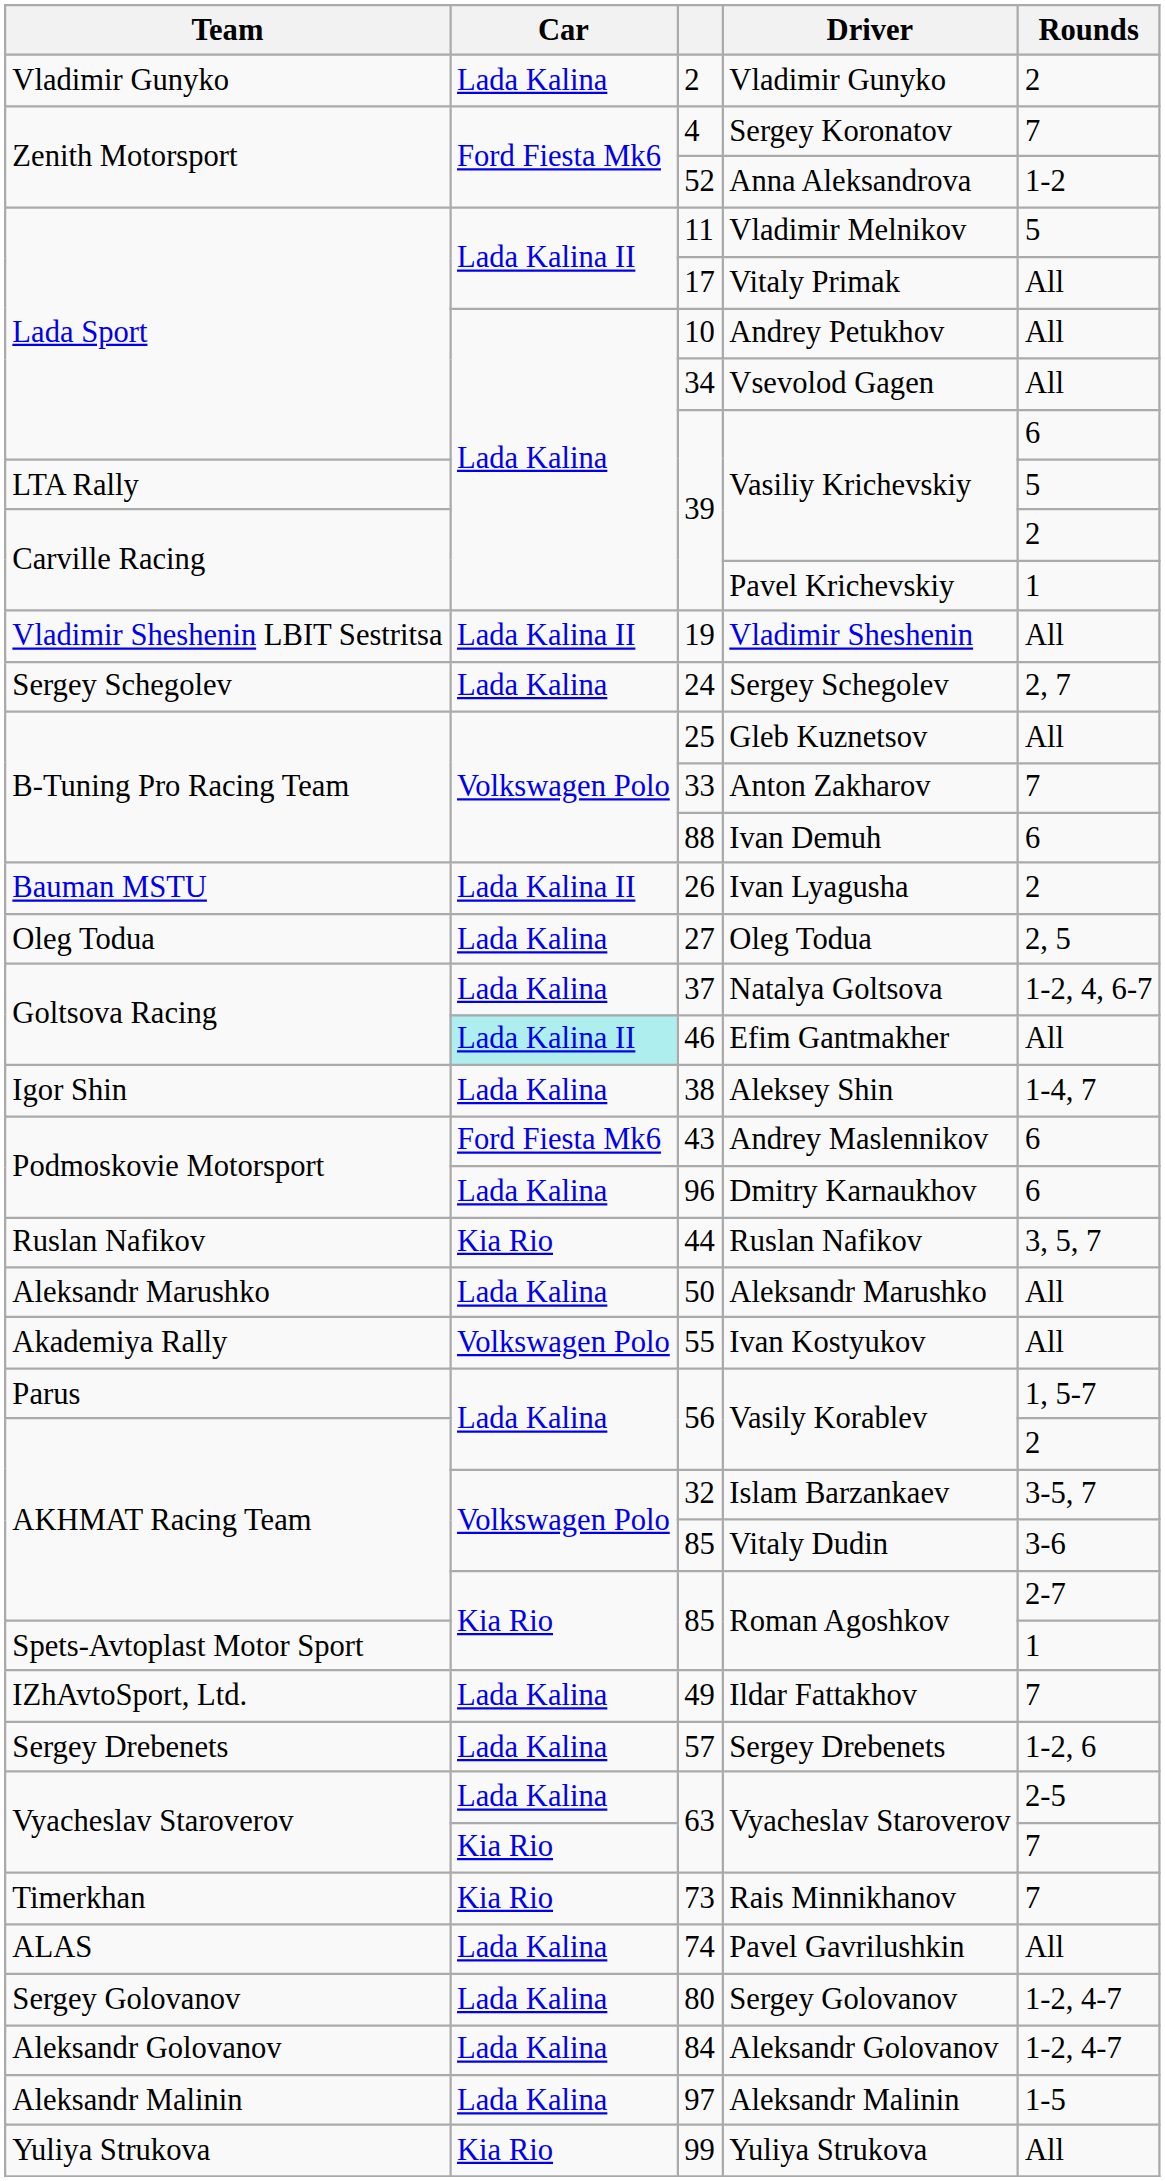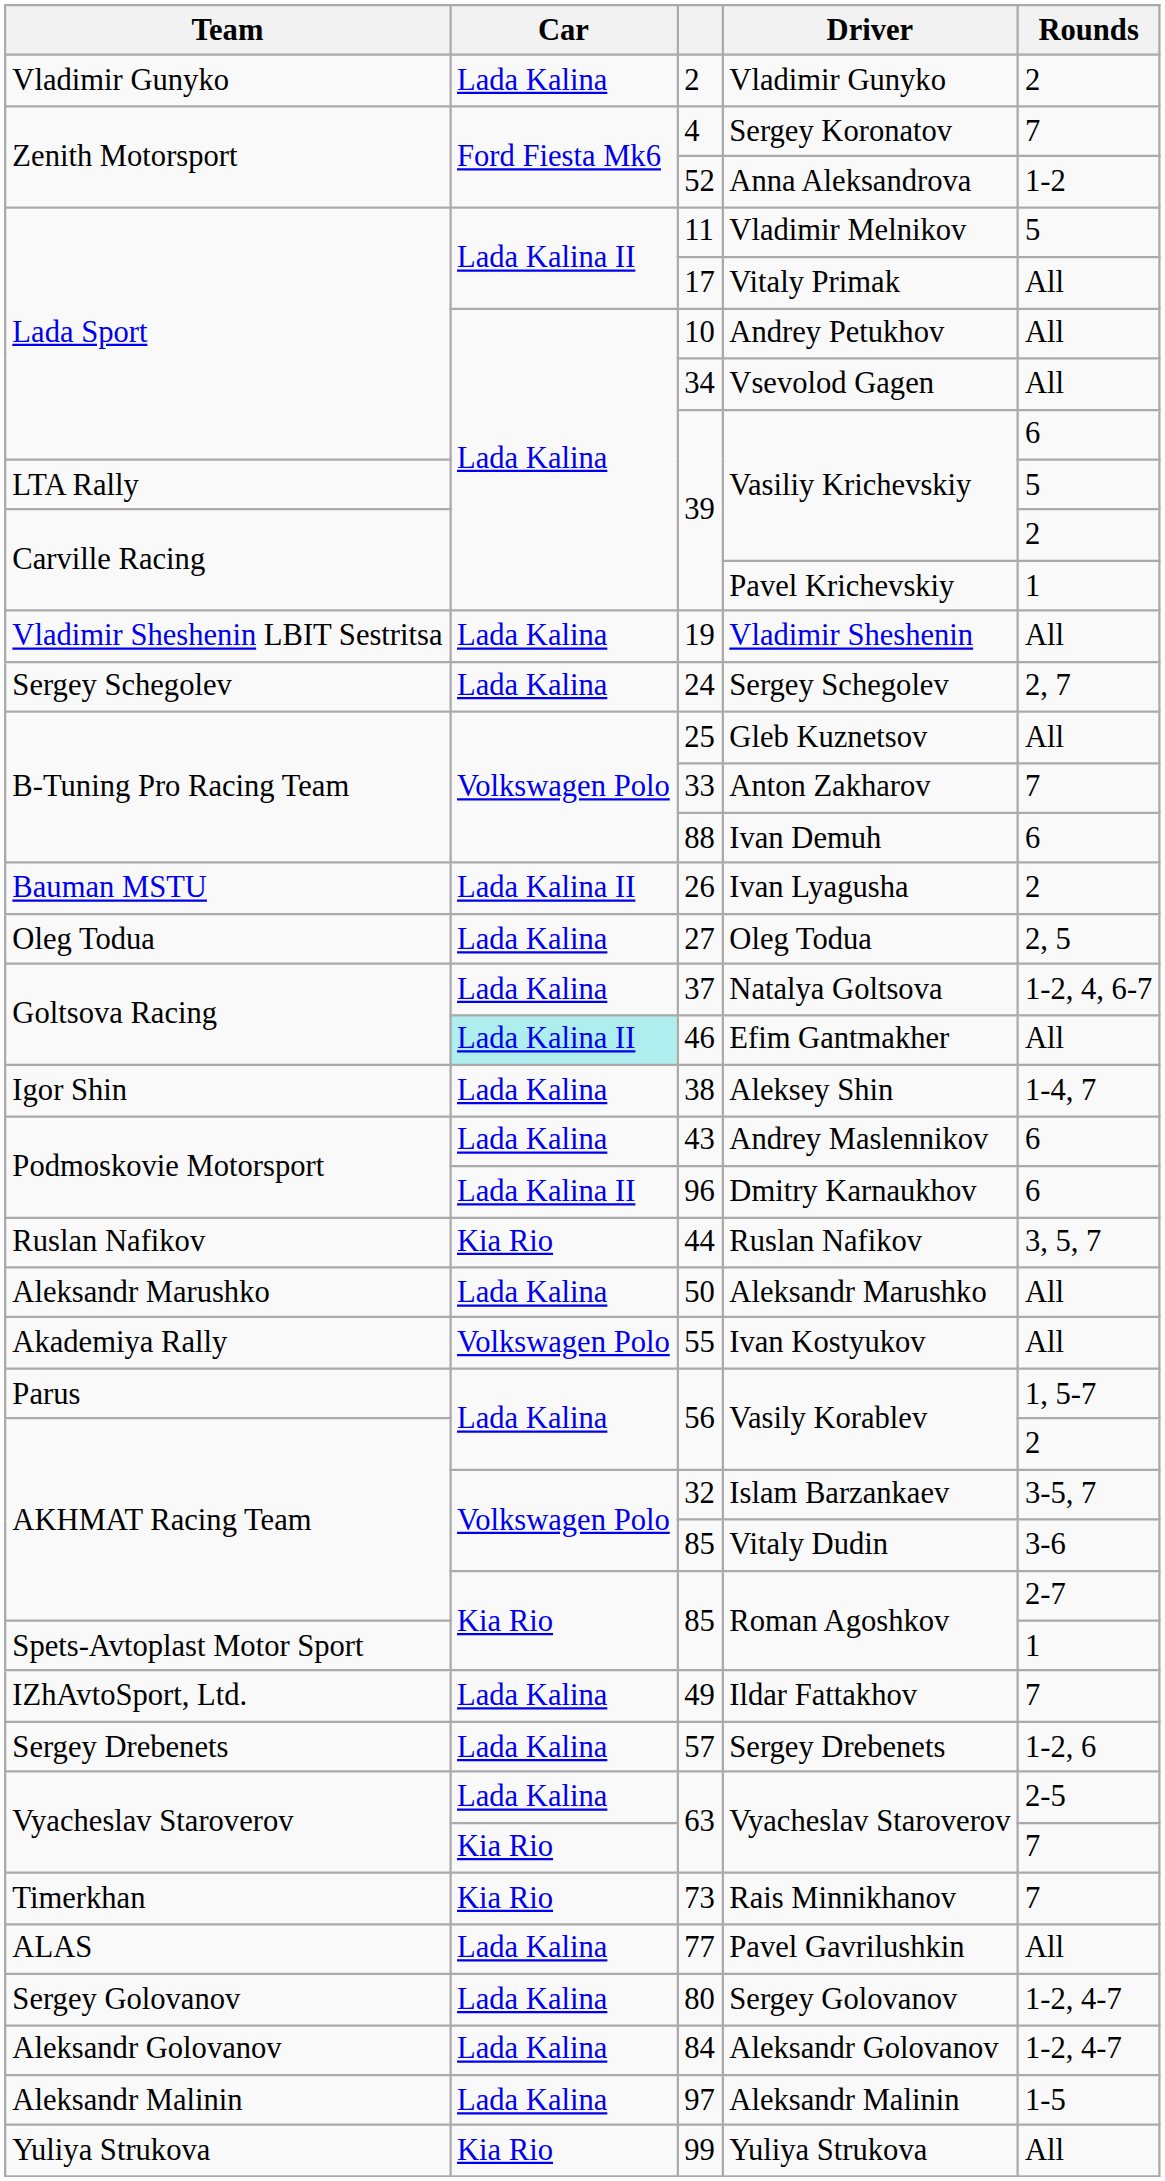(546, 635) Lada Kalina II -> (532, 635) Lada Kalina
(559, 1139) Ford Fiesta Mk6 -> (532, 1139) Lada Kalina
(532, 1190) Lada Kalina -> (546, 1190) Lada Kalina II
(700, 1947) 74 -> (700, 1947) 77
